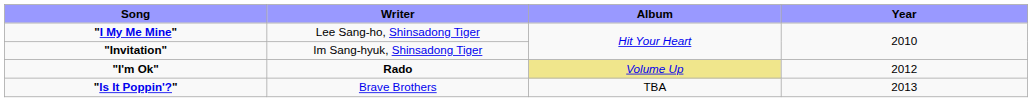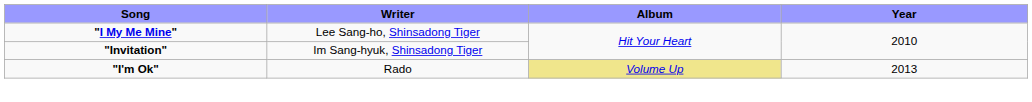(398, 69) bold -> (398, 69) normal
(904, 69) 2012 -> (904, 69) 2013
- row: (136, 87)
